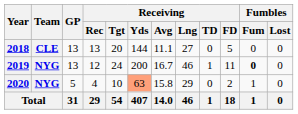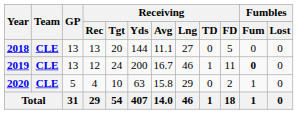(47, 65) NYG -> (47, 65) CLE
(47, 83) NYG -> (47, 83) CLE
(139, 83) lightsalmon background -> (139, 83) no background
